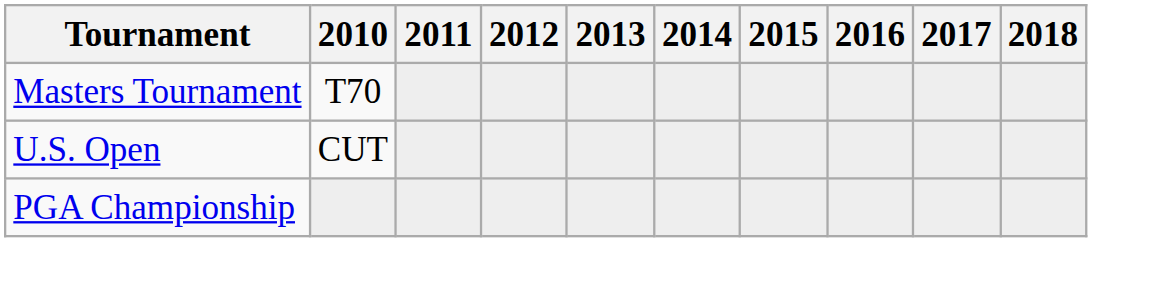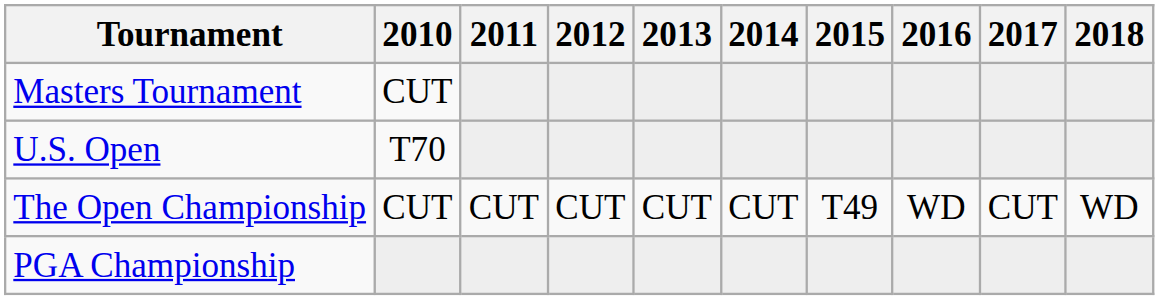(353, 91) T70 -> (417, 91) CUT
(353, 149) CUT -> (417, 149) T70
+ row: (190, 207)
